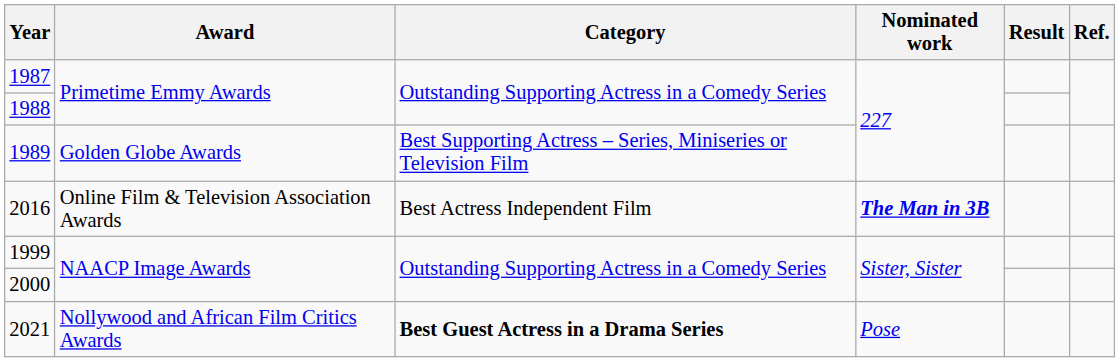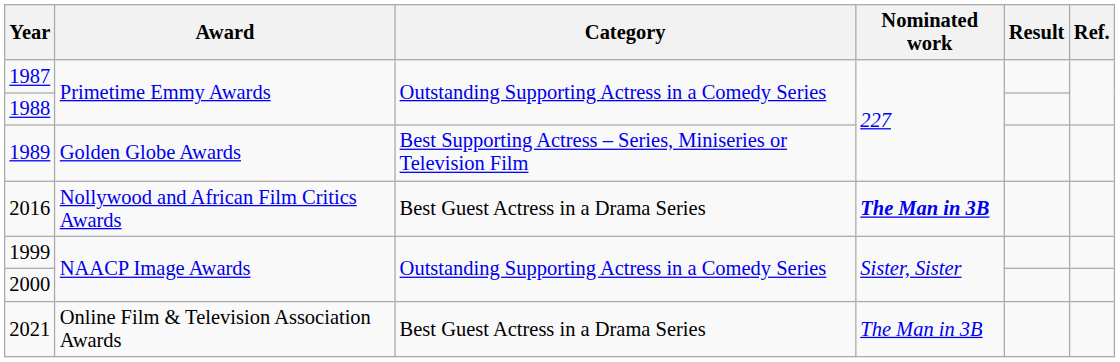(215, 208) Online Film & Television Association Awards -> (208, 208) Nollywood and African Film Critics Awards
(526, 208) Best Actress Independent Film -> (553, 208) Best Guest Actress in a Drama Series
(208, 328) Nollywood and African Film Critics Awards -> (215, 328) Online Film & Television Association Awards
(561, 328) bold -> (553, 328) normal
(880, 328) Pose -> (921, 328) The Man in 3B
